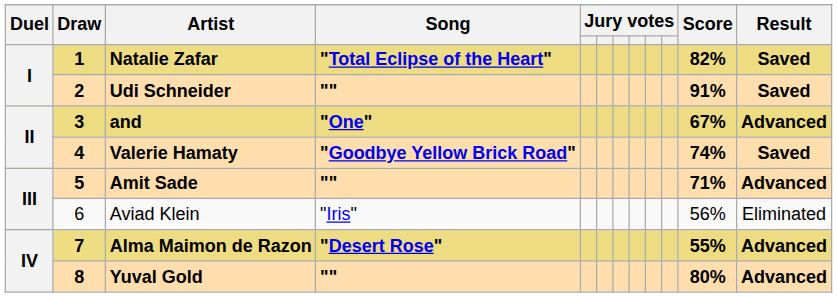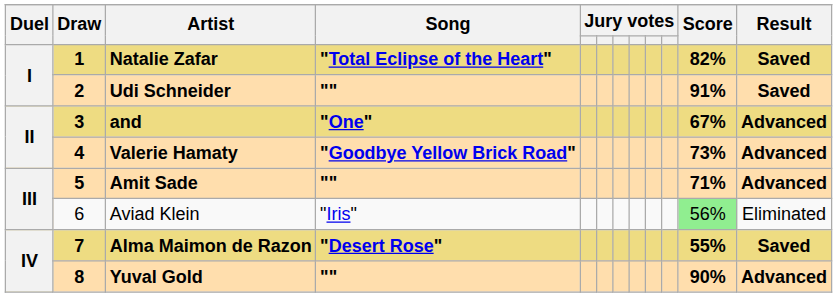(708, 153) 74% -> (708, 153) 73%
(784, 153) Saved -> (784, 153) Advanced
(708, 215) no background -> (708, 215) lightgreen background
(784, 245) Advanced -> (784, 245) Saved
(708, 276) 80% -> (708, 276) 90%
